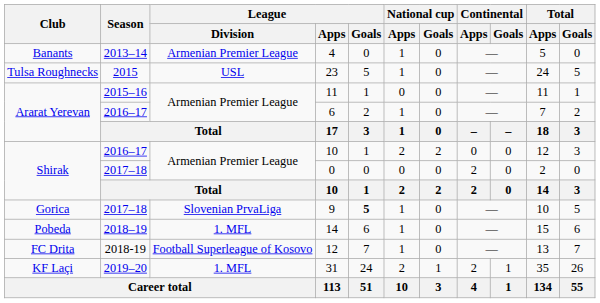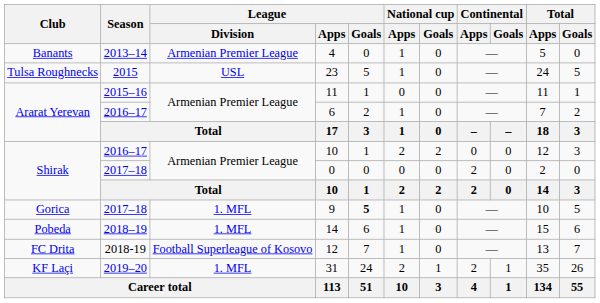(233, 209) Slovenian PrvaLiga -> (233, 209) 1. MFL
